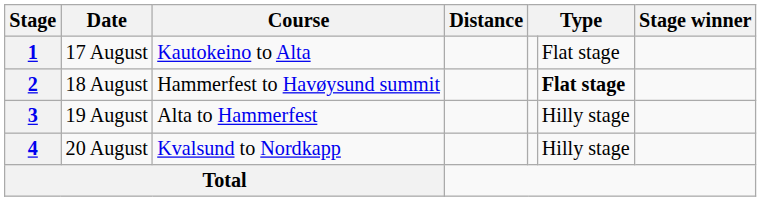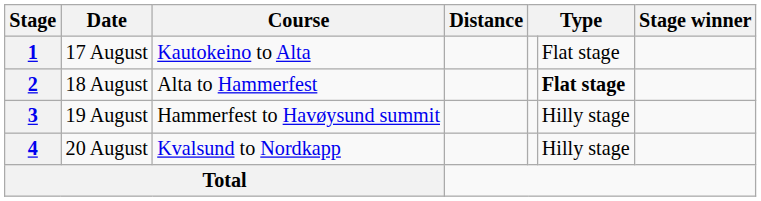(299, 84) Hammerfest to Havøysund summit -> (237, 84) Alta to Hammerfest
(237, 116) Alta to Hammerfest -> (299, 116) Hammerfest to Havøysund summit
